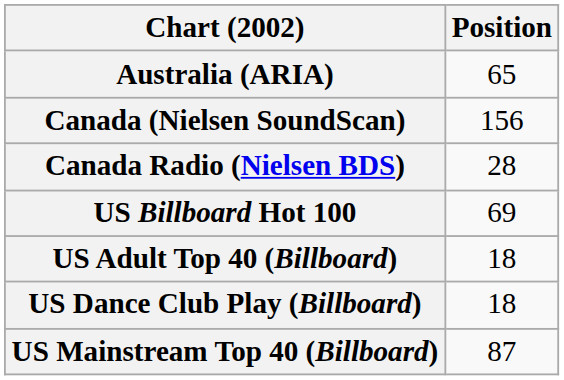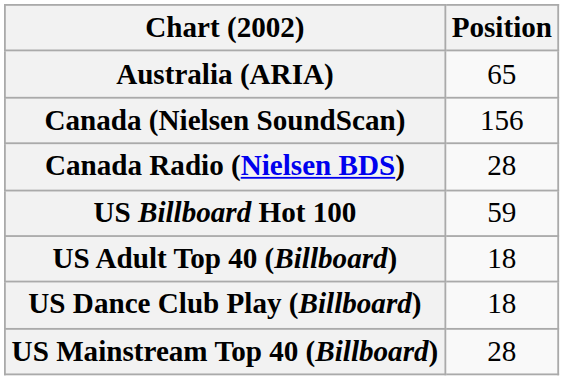(502, 212) 69 -> (502, 212) 59
(502, 350) 87 -> (502, 350) 28
